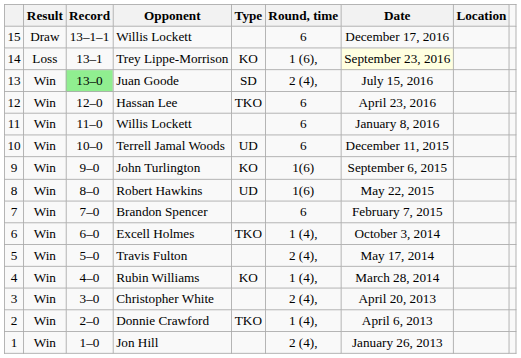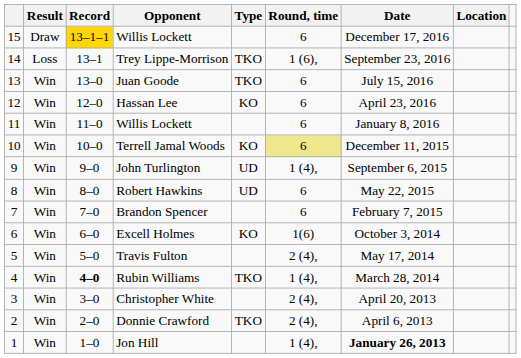(90, 37) no background -> (90, 37) gold background
(248, 59) KO -> (248, 59) TKO
(397, 59) lightyellow background -> (397, 59) no background
(90, 81) lightgreen background -> (90, 81) no background
(248, 81) SD -> (248, 81) TKO
(303, 81) 2 (4), -> (303, 81) 6
(248, 102) TKO -> (248, 102) KO
(248, 146) UD -> (248, 146) KO
(303, 146) no background -> (303, 146) khaki background
(248, 168) KO -> (248, 168) UD
(303, 168) 1(6) -> (303, 168) 1 (4),
(303, 190) 1(6) -> (303, 190) 6
(248, 233) TKO -> (248, 233) KO
(303, 233) 1 (4), -> (303, 233) 1(6)
(90, 277) normal -> (90, 277) bold
(248, 277) KO -> (248, 277) TKO
(303, 320) 1 (4), -> (303, 320) 2 (4),
(303, 342) 2 (4), -> (303, 342) 1 (4),
(397, 342) normal -> (397, 342) bold
